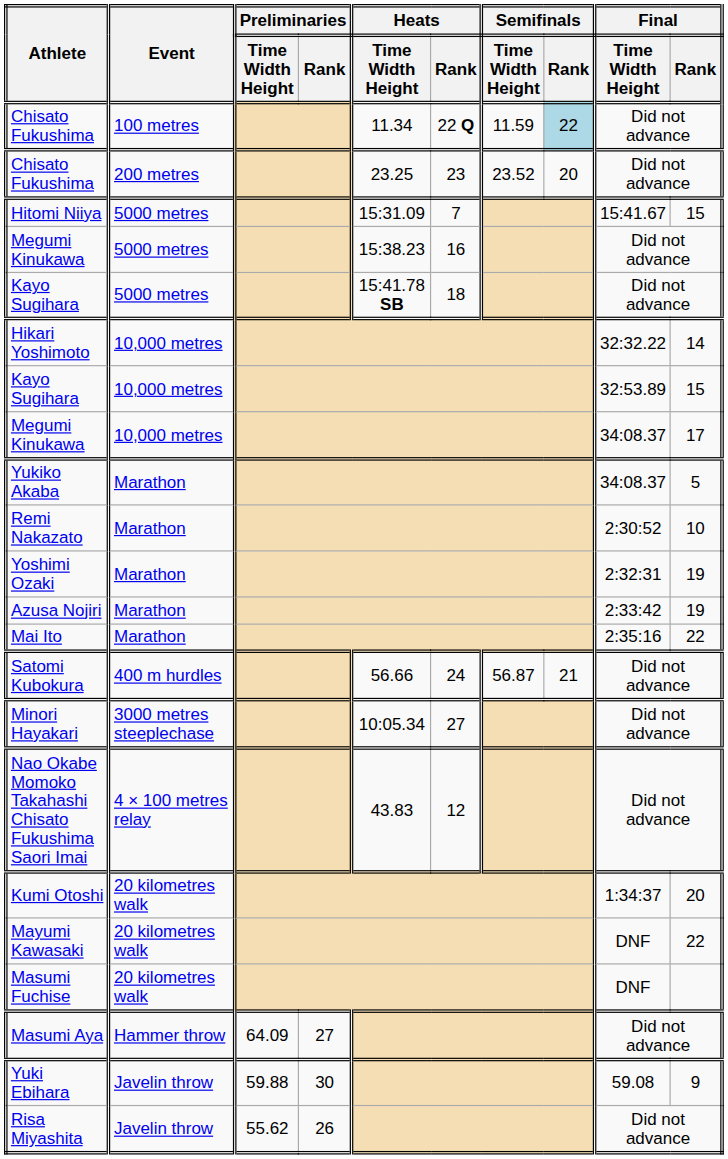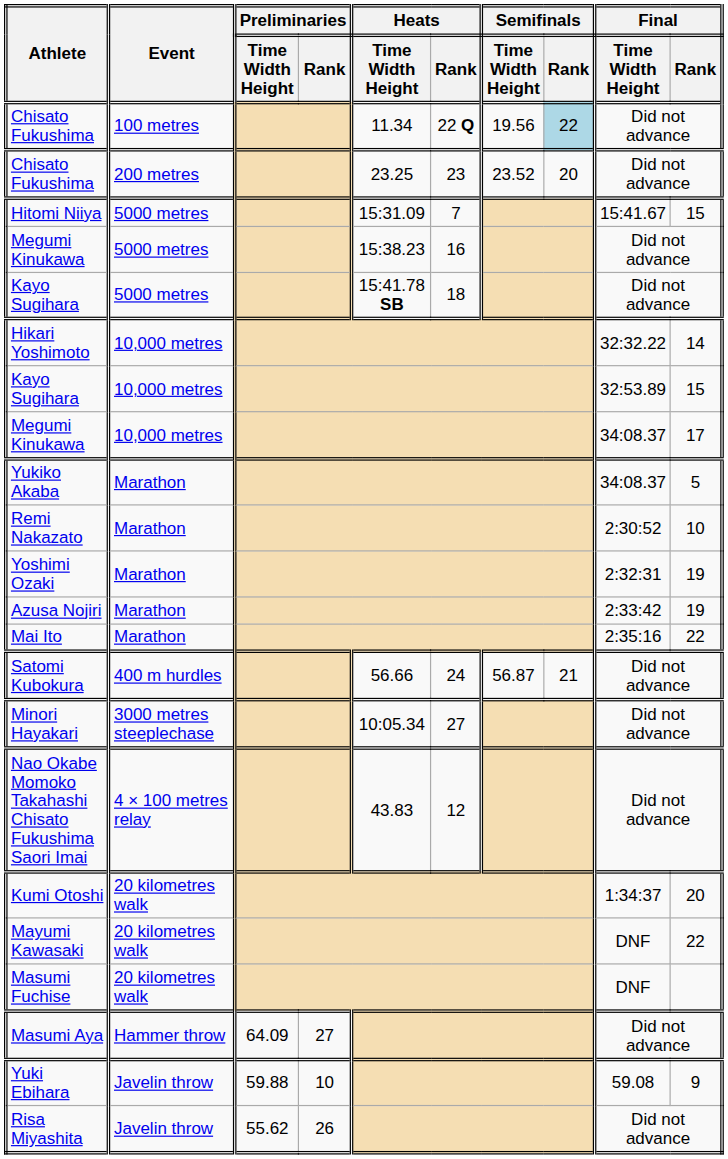(513, 126) 11.59 -> (513, 126) 19.56
(325, 1083) 30 -> (325, 1083) 10
